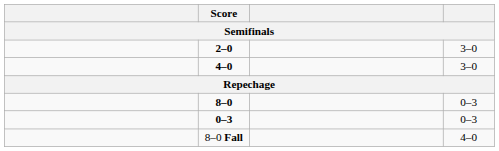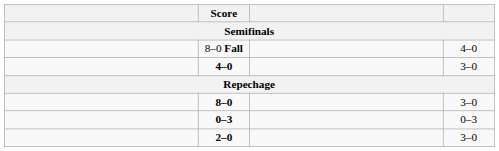rows swapped: (224, 137) <-> (224, 48)
(469, 102) 0–3 -> (469, 102) 3–0
